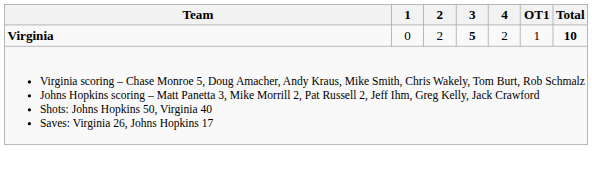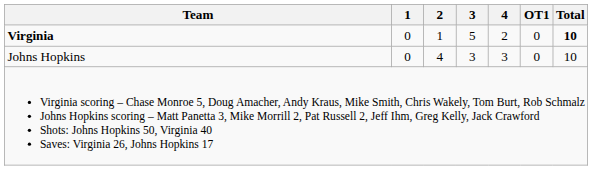(440, 35) 2 -> (440, 35) 1
(472, 35) bold -> (472, 35) normal
(537, 35) 1 -> (537, 35) 0
+ row: (46, 56)
